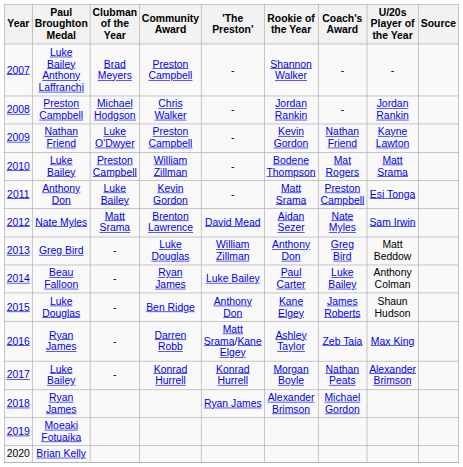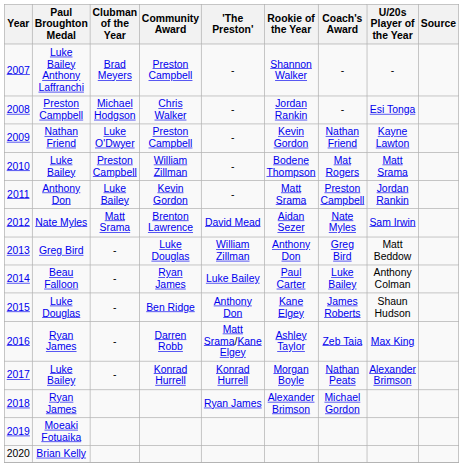(393, 110) Jordan Rankin -> (393, 110) Esi Tonga
(393, 194) Esi Tonga -> (393, 194) Jordan Rankin
